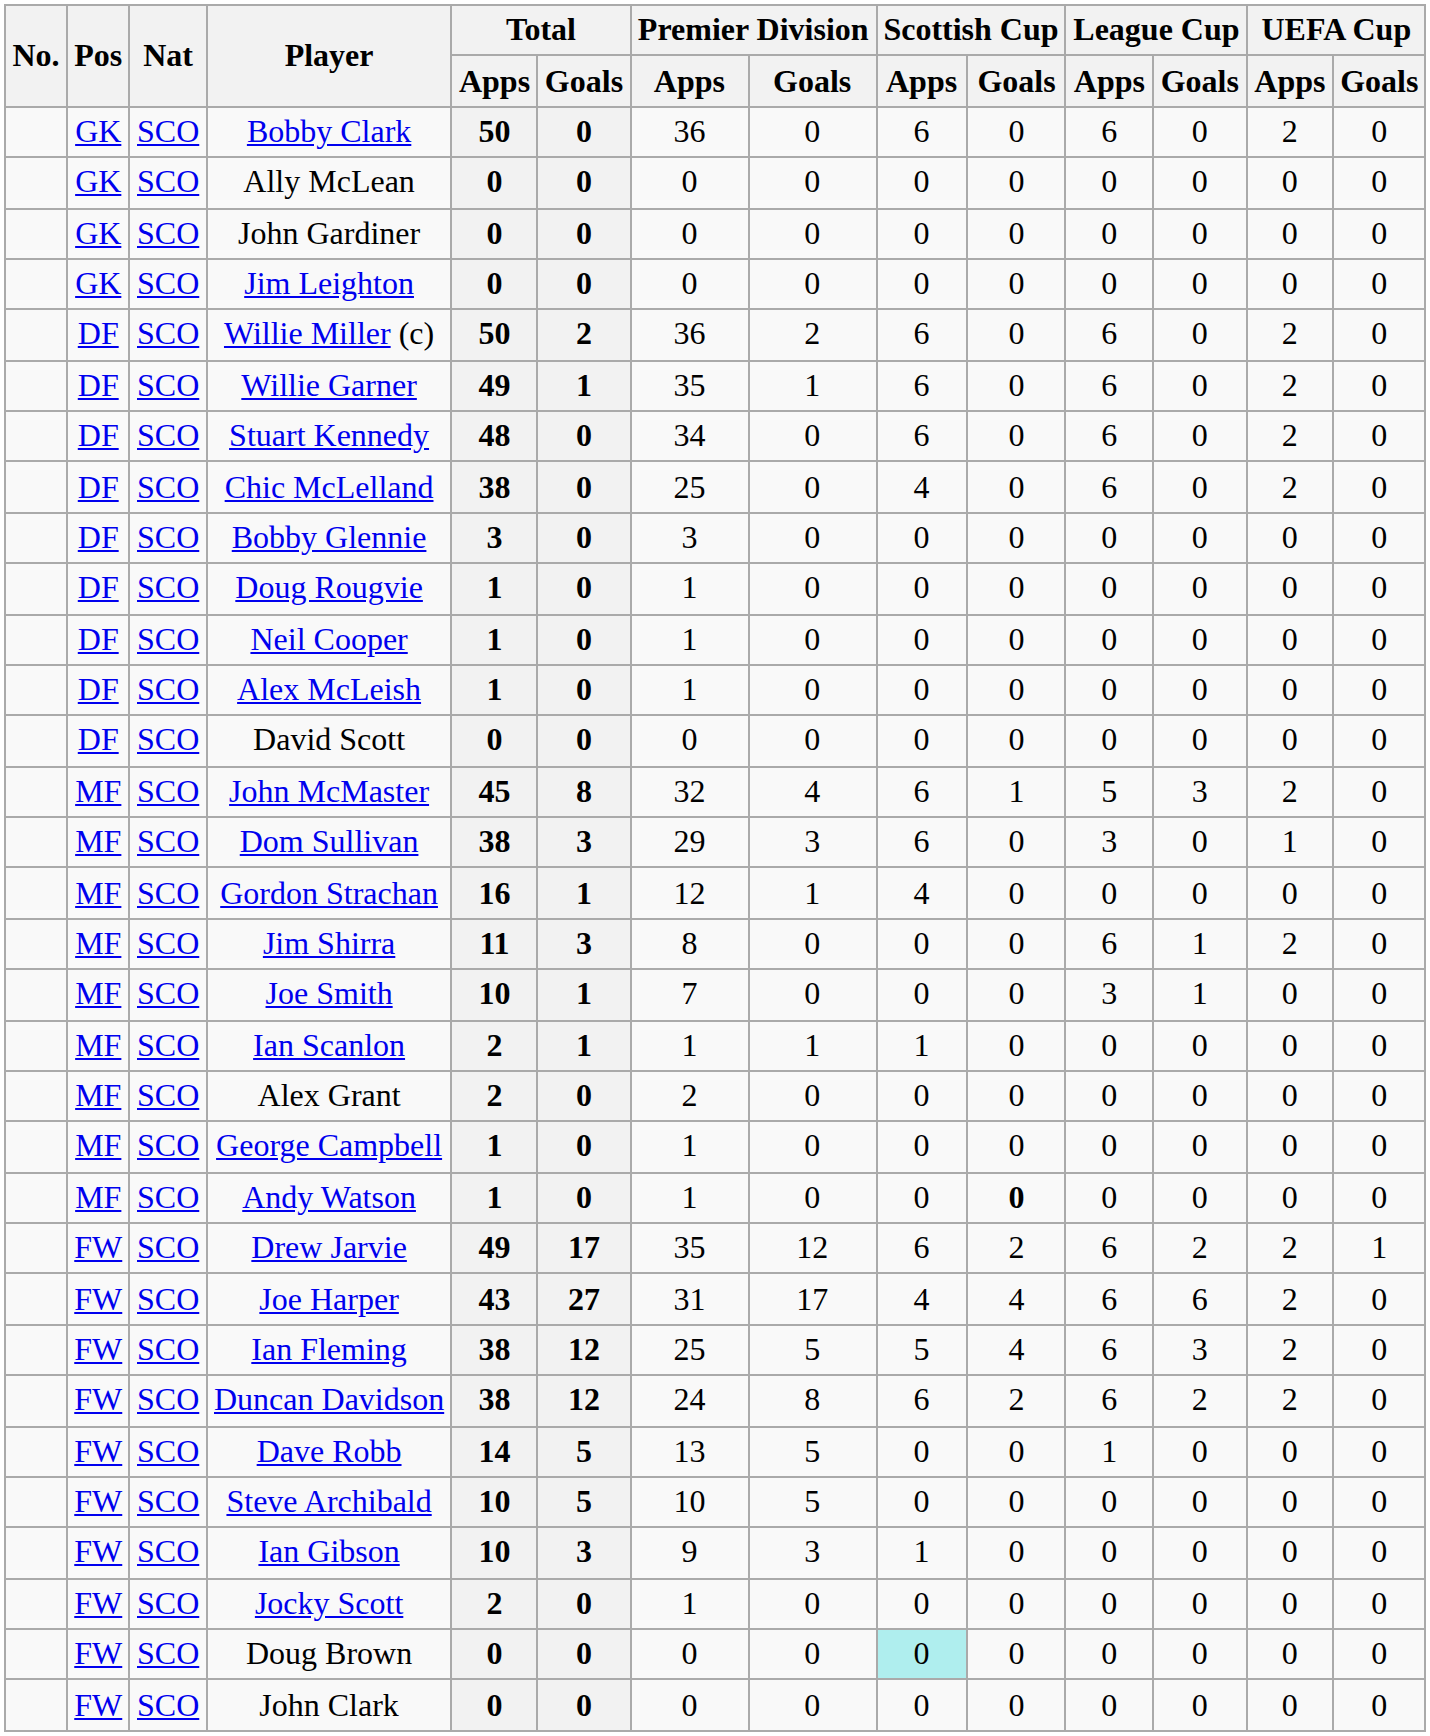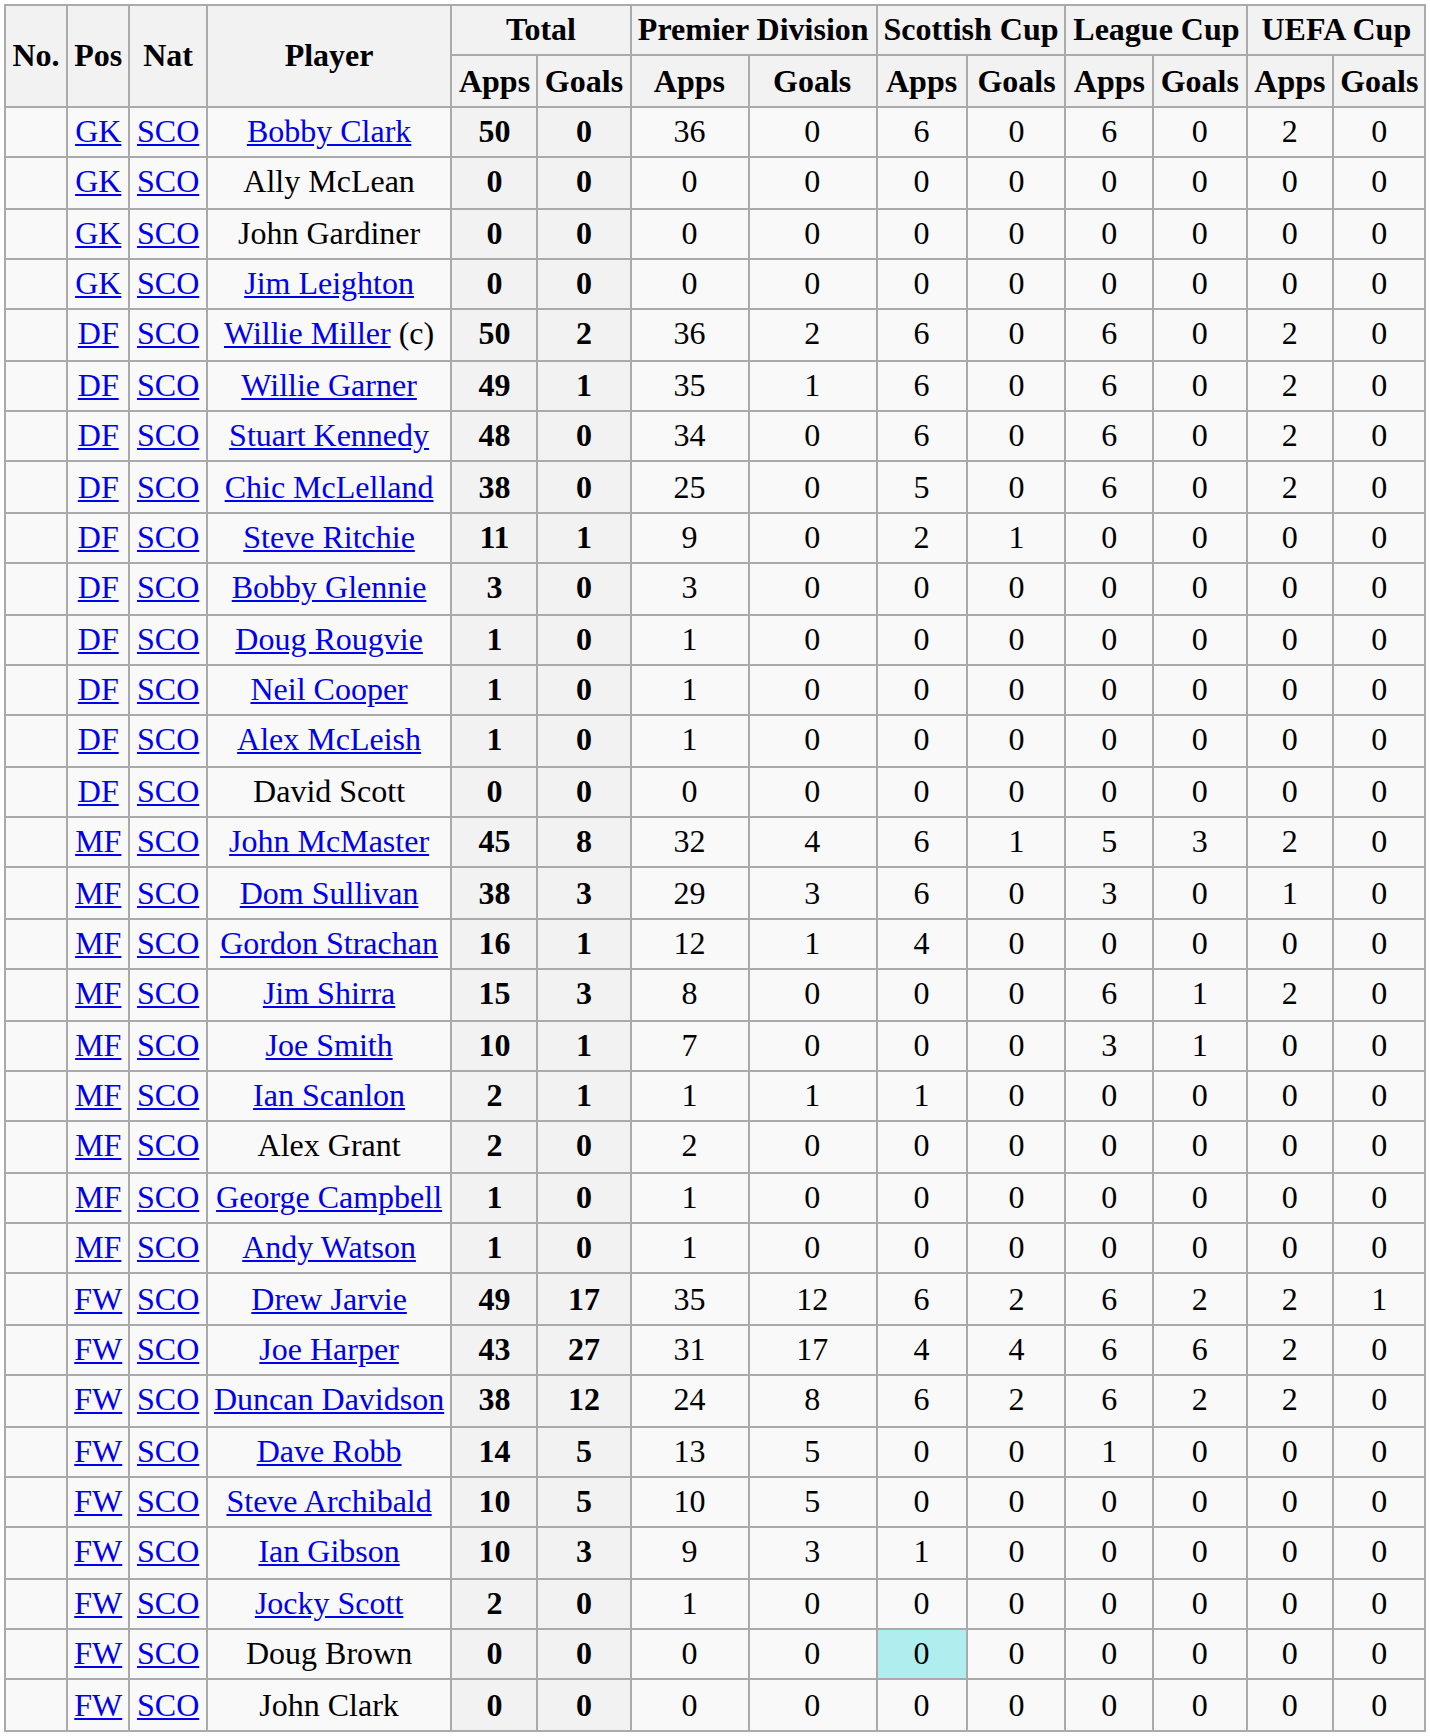(922, 486) 4 -> (922, 486) 5
+ row: (329, 537)
(494, 943) 11 -> (494, 994) 15
(1017, 1197) bold -> (1017, 1247) normal
- row: (329, 1349)
